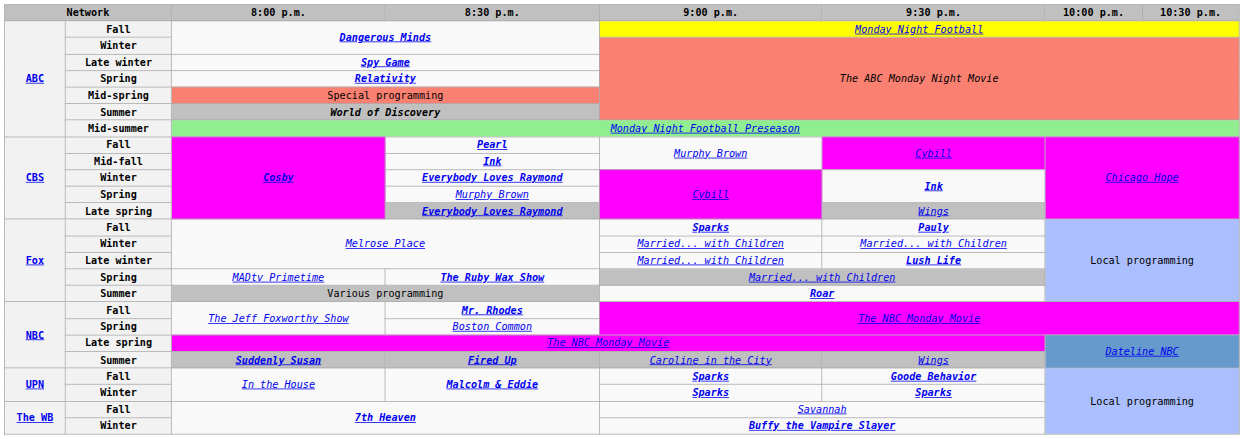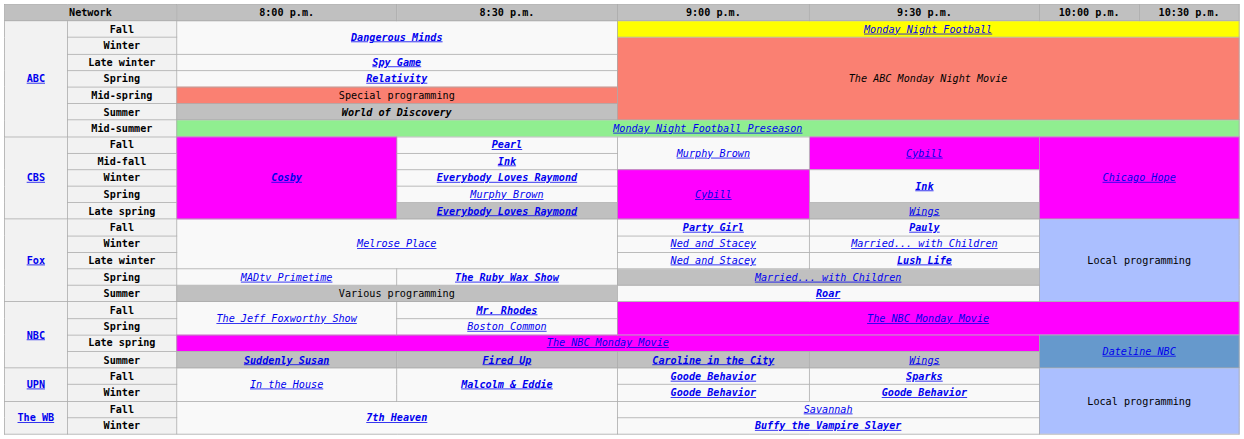(711, 227) Sparks -> (713, 227) Party Girl
(711, 244) Married... with Children -> (713, 244) Ned and Stacey
(711, 261) Married... with Children -> (713, 261) Ned and Stacey
(711, 360) normal -> (713, 360) bold
(711, 376) Sparks -> (713, 376) Goode Behavior
(934, 376) Goode Behavior -> (924, 376) Sparks
(711, 393) Sparks -> (713, 393) Goode Behavior
(934, 393) Sparks -> (924, 393) Goode Behavior
